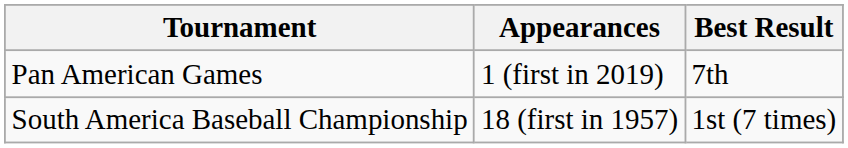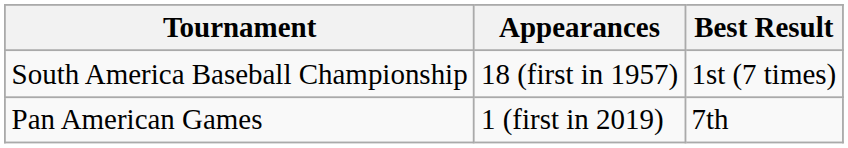rows swapped: (240, 119) <-> (137, 73)
